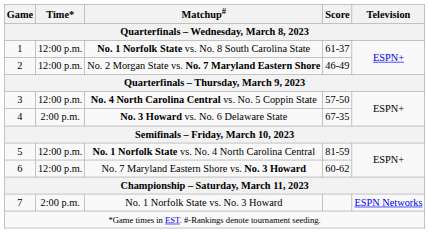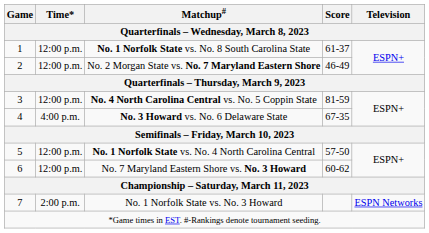(337, 100) 57-50 -> (337, 100) 81-59
(60, 117) 2:00 p.m. -> (60, 117) 4:00 p.m.
(337, 151) 81-59 -> (337, 151) 57-50
